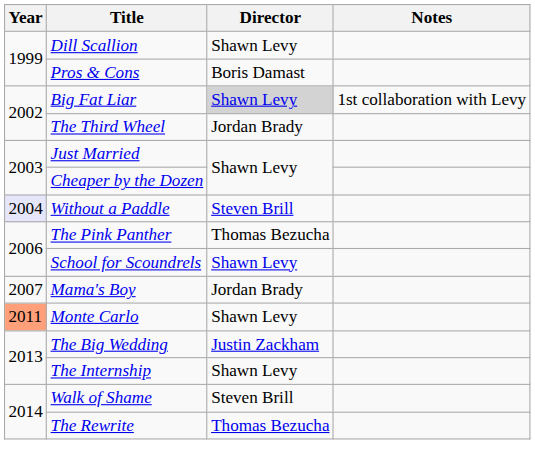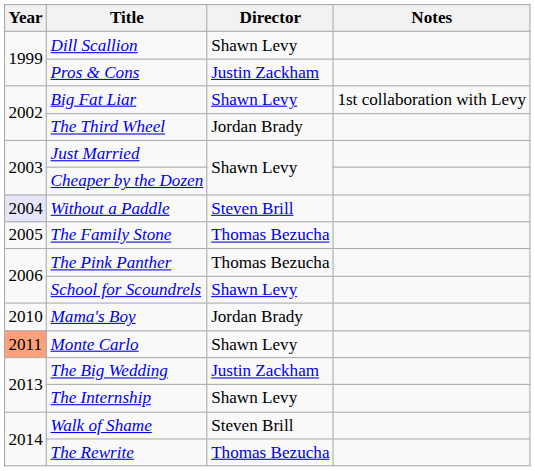(258, 72) Boris Damast -> (265, 72) Justin Zackham
(254, 99) lightgrey background -> (254, 99) no background
+ row: (111, 235)
(26, 289) 2007 -> (26, 316) 2010
